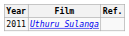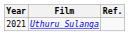(16, 24) 2011 -> (16, 24) 2021
